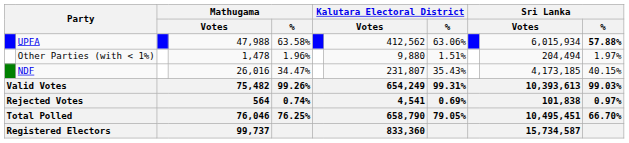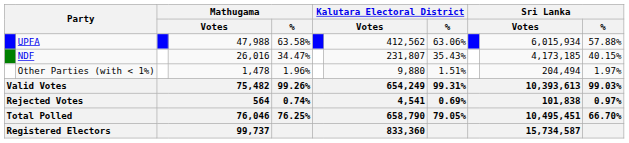(605, 41) bold -> (605, 41) normal
rows swapped: (26, 71) <-> (86, 56)
